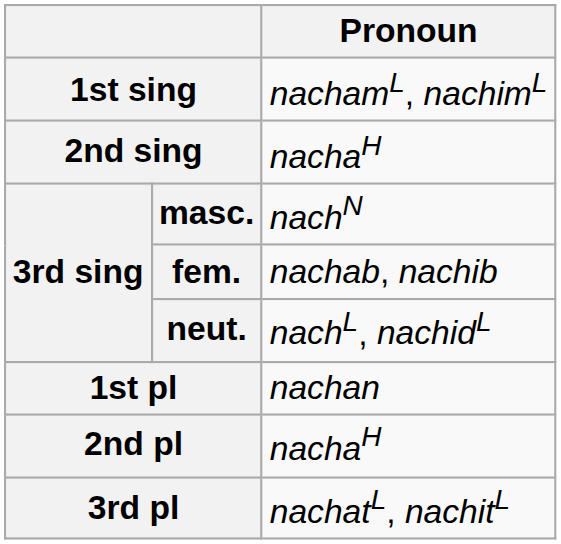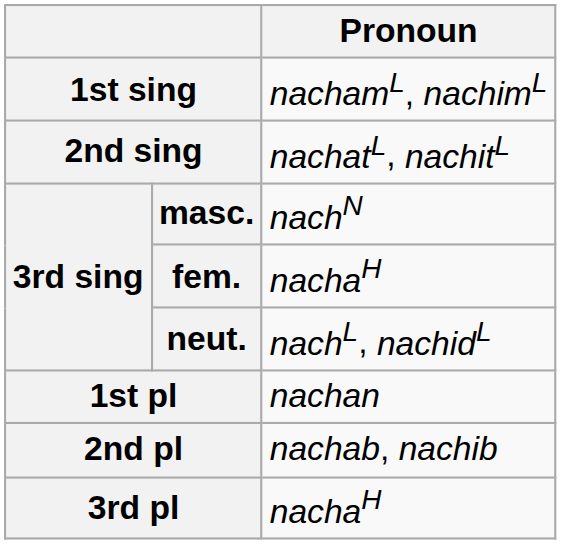(326, 151) nachaH -> (390, 151) nachatL, nachitL
(384, 271) nachab, nachib -> (326, 276) nachaH
(326, 445) nachaH -> (384, 449) nachab, nachib
(390, 507) nachatL, nachitL -> (326, 507) nachaH
